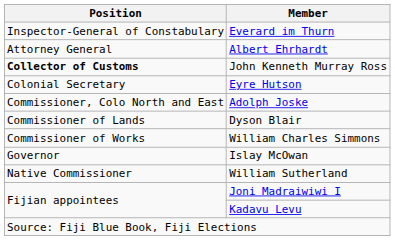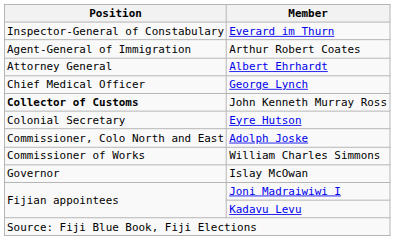+ row: (295, 49)
+ row: (269, 85)
- row: (265, 120)
- row: (288, 173)
